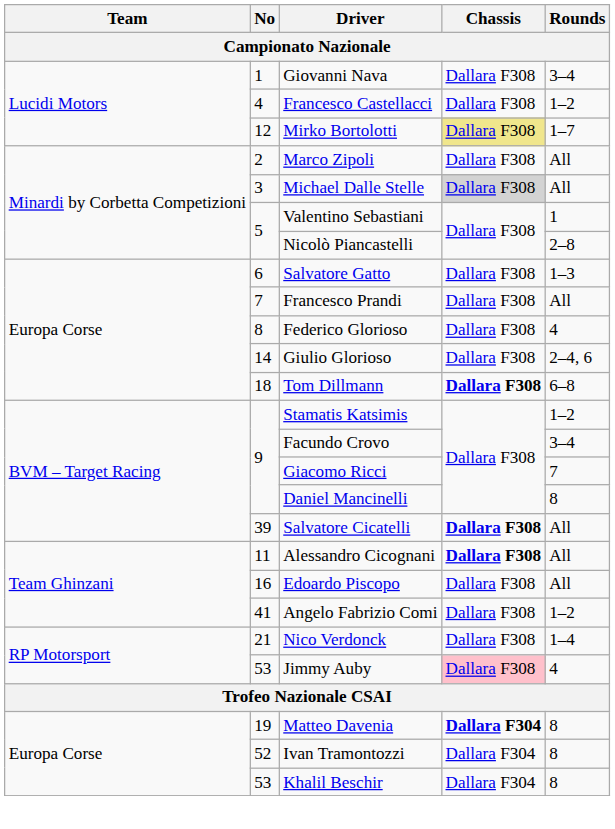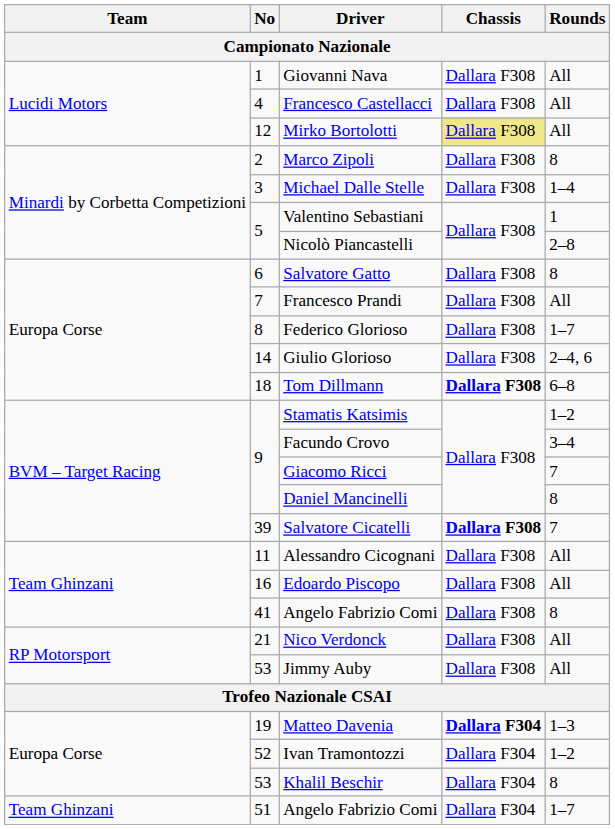(562, 74) 3–4 -> (560, 74) All
(562, 103) 1–2 -> (560, 103) All
(562, 131) 1–7 -> (560, 131) All
(560, 159) All -> (554, 159) 8
(490, 187) lightgrey background -> (490, 187) no background
(560, 187) All -> (562, 187) 1–4
(562, 272) 1–3 -> (554, 272) 8
(554, 329) 4 -> (562, 329) 1–7
(560, 527) All -> (554, 527) 7
(493, 555) bold -> (490, 555) normal
(562, 611) 1–2 -> (554, 611) 8
(562, 640) 1–4 -> (560, 640) All
(490, 668) pink background -> (490, 668) no background
(554, 668) 4 -> (560, 668) All
(554, 725) 8 -> (562, 725) 1–3
(554, 753) 8 -> (562, 753) 1–2
+ row: (263, 809)
